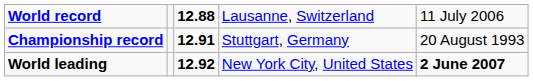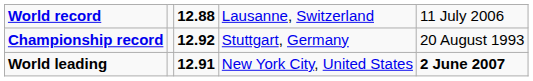(196, 40) 12.91 -> (196, 40) 12.92
(196, 64) 12.92 -> (196, 64) 12.91
